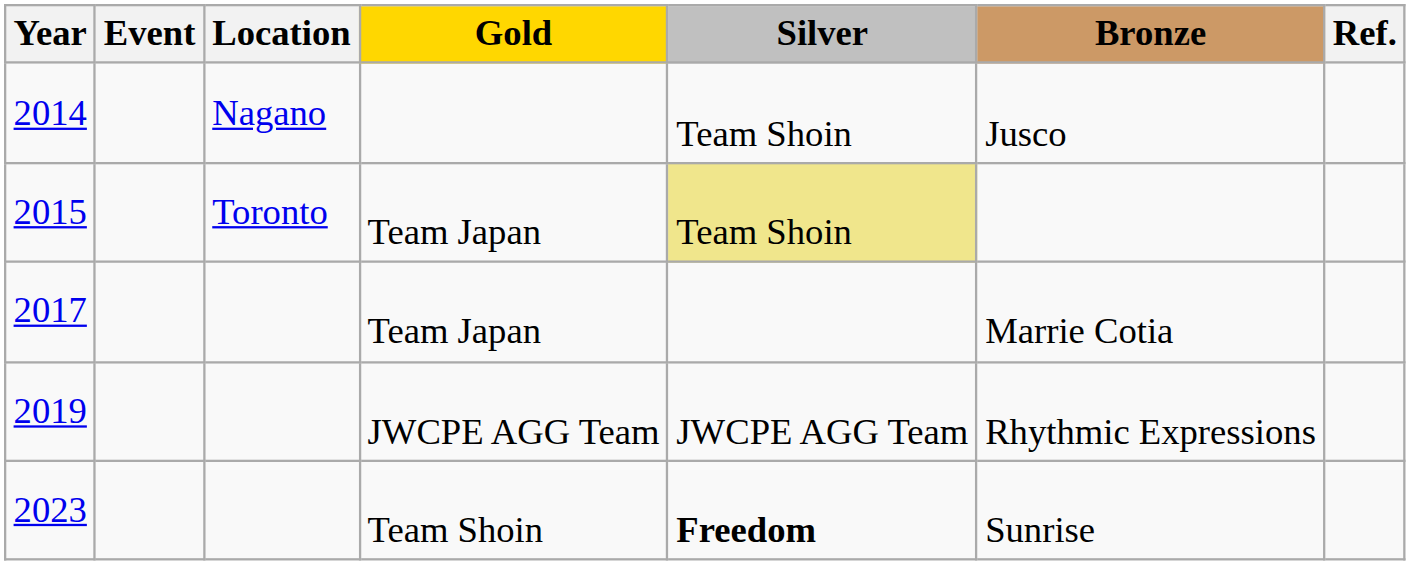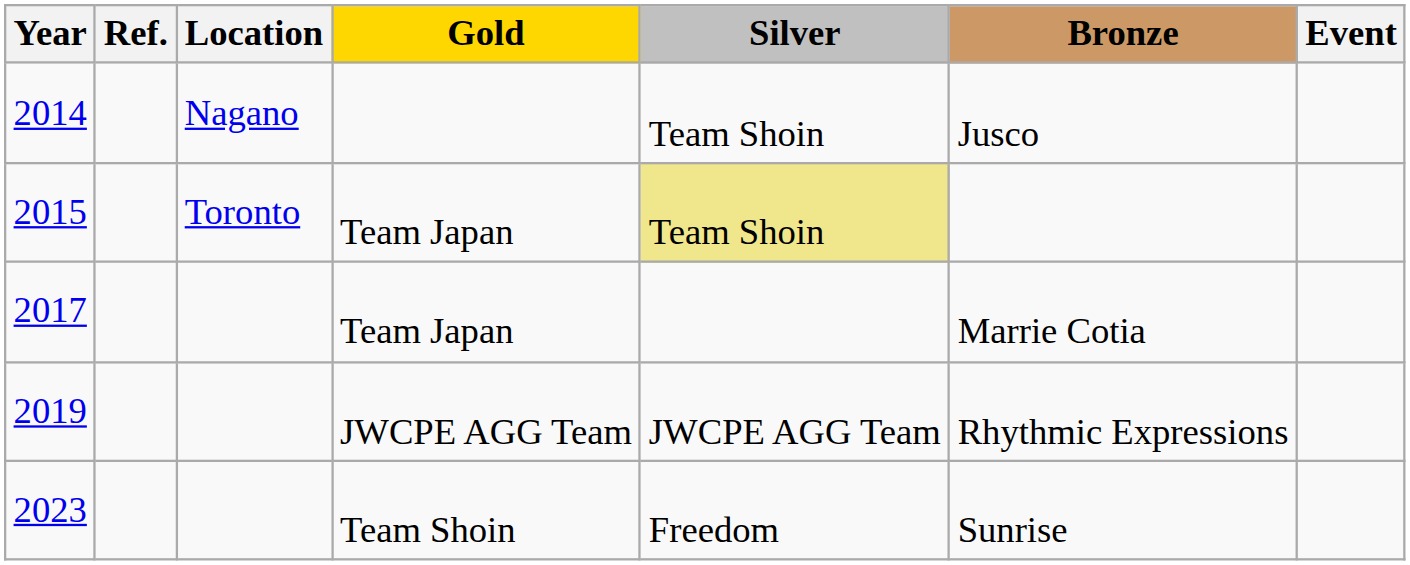columns swapped: (150, 33) <-> (1365, 33)
(746, 530) bold -> (714, 530) normal
